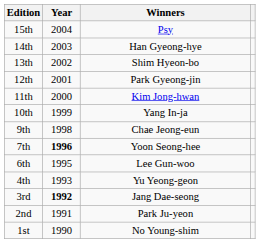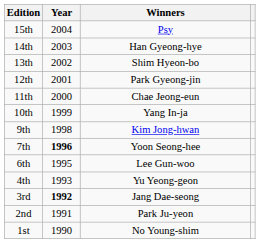(165, 96) Kim Jong-hwan -> (165, 96) Chae Jeong-eun
(165, 130) Chae Jeong-eun -> (165, 130) Kim Jong-hwan
